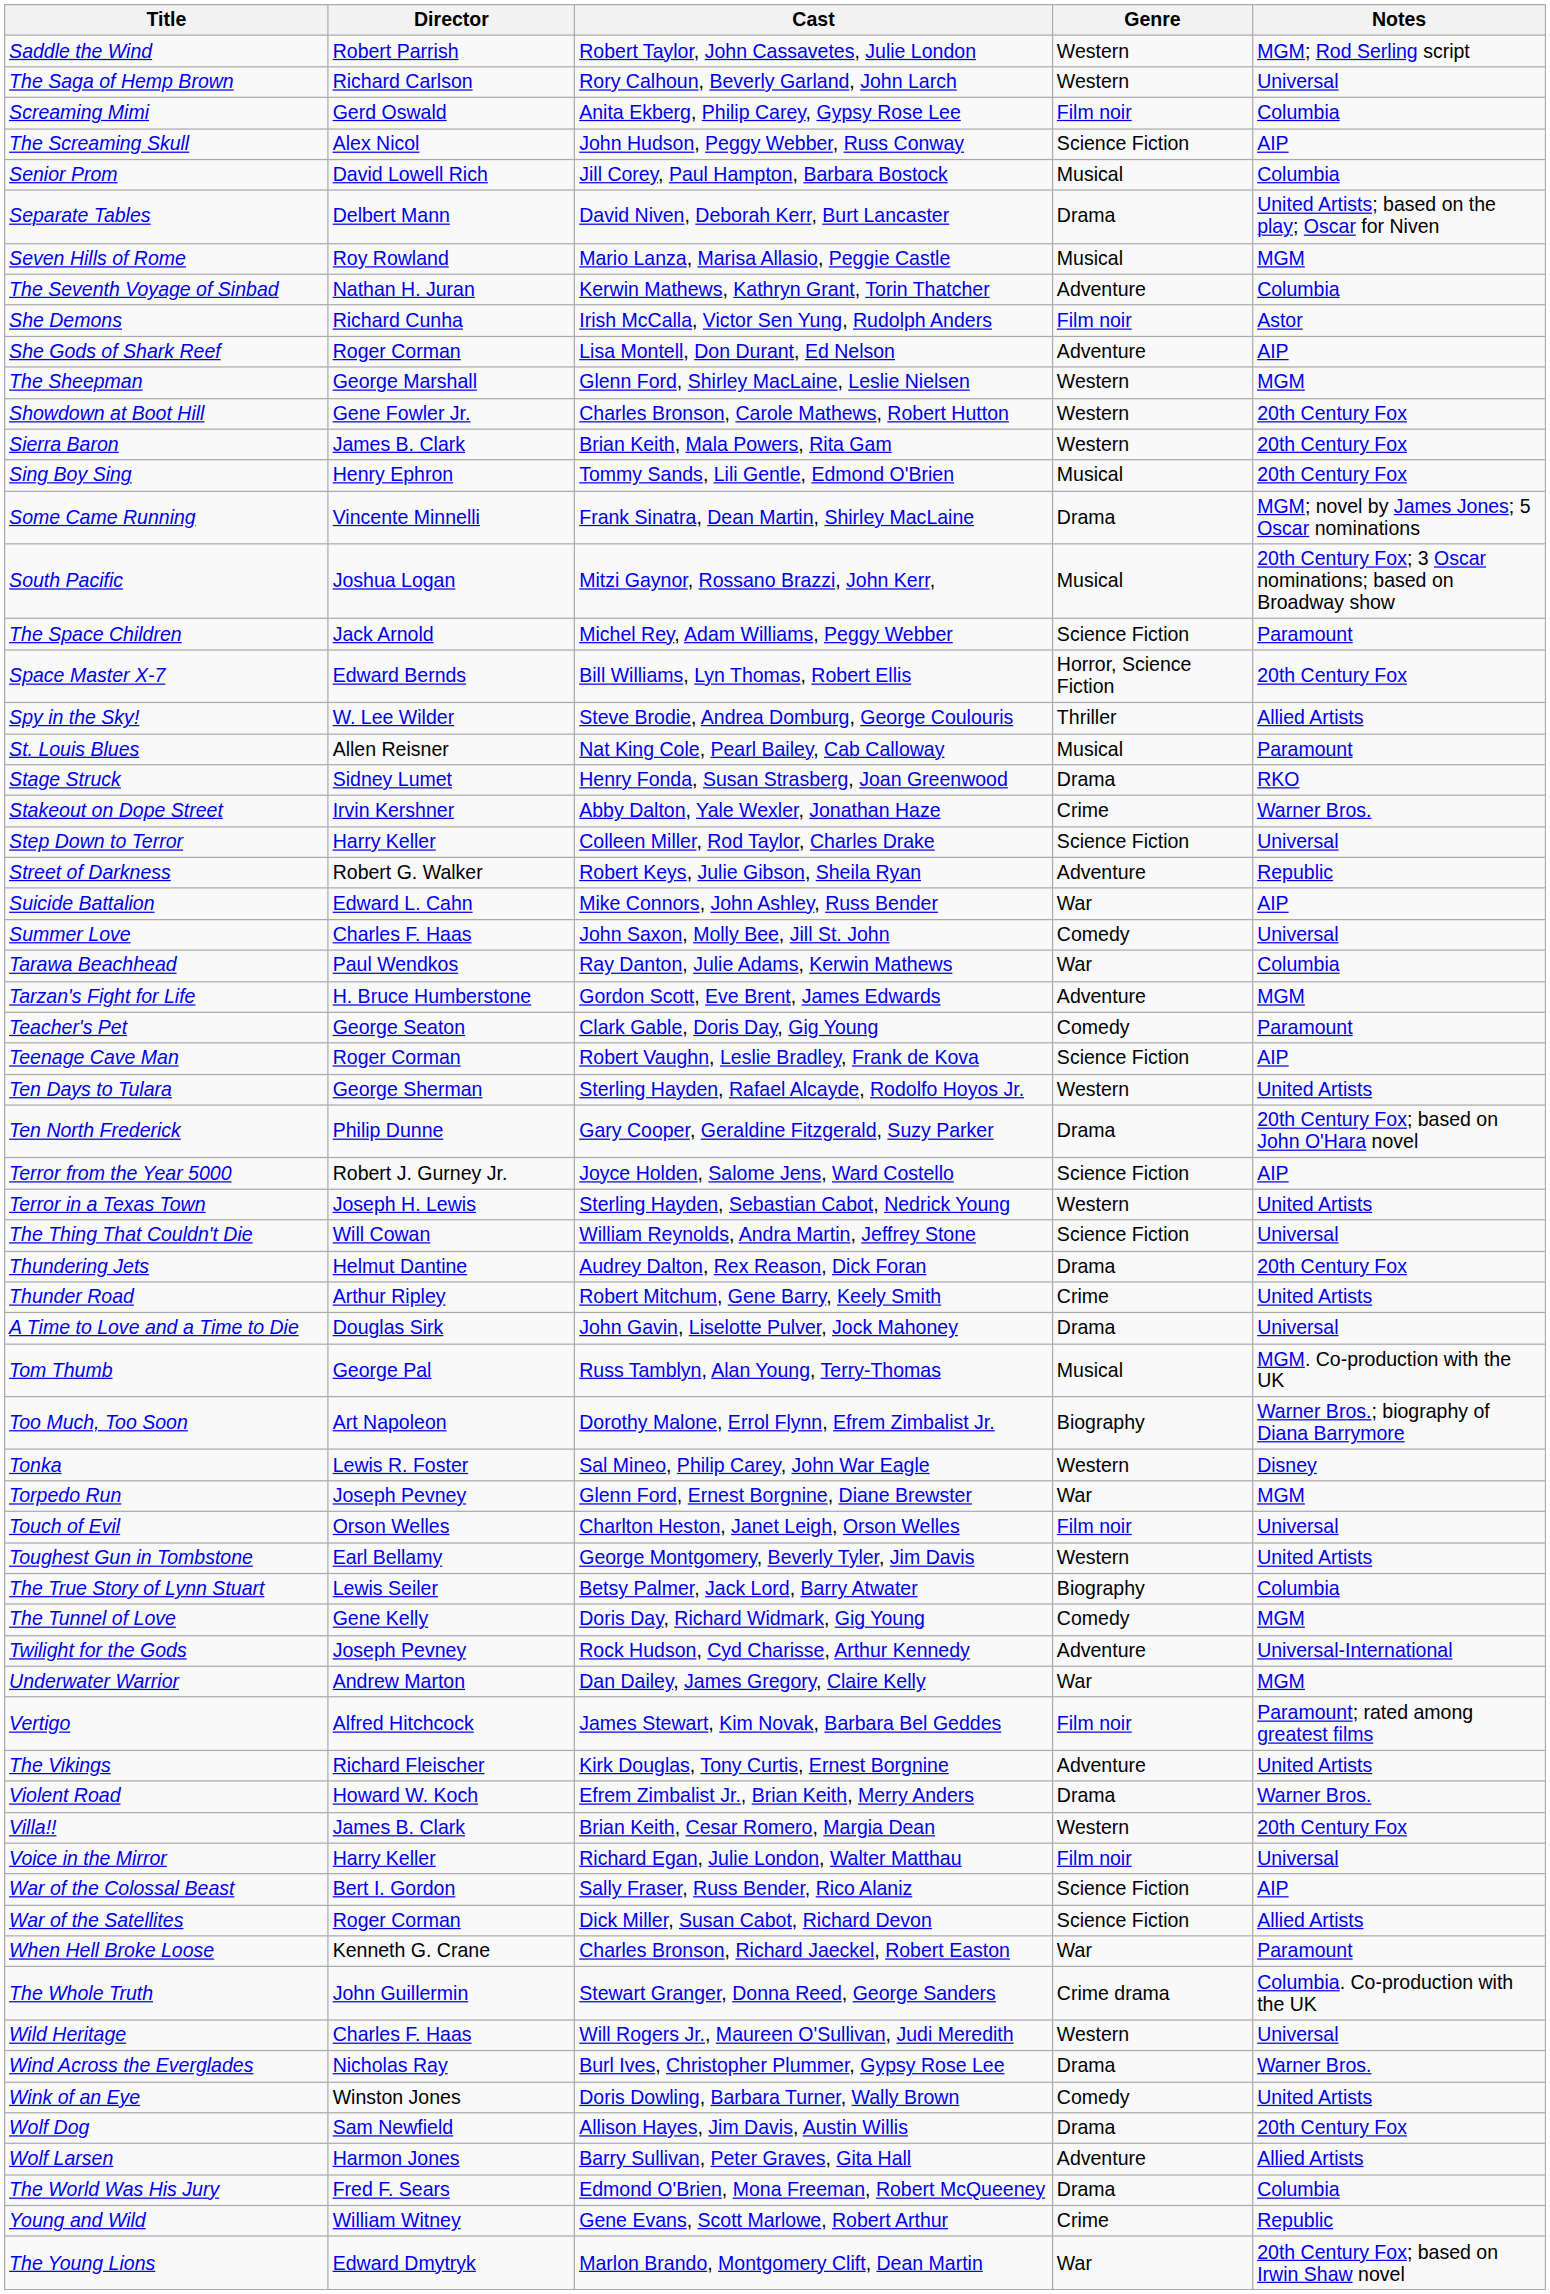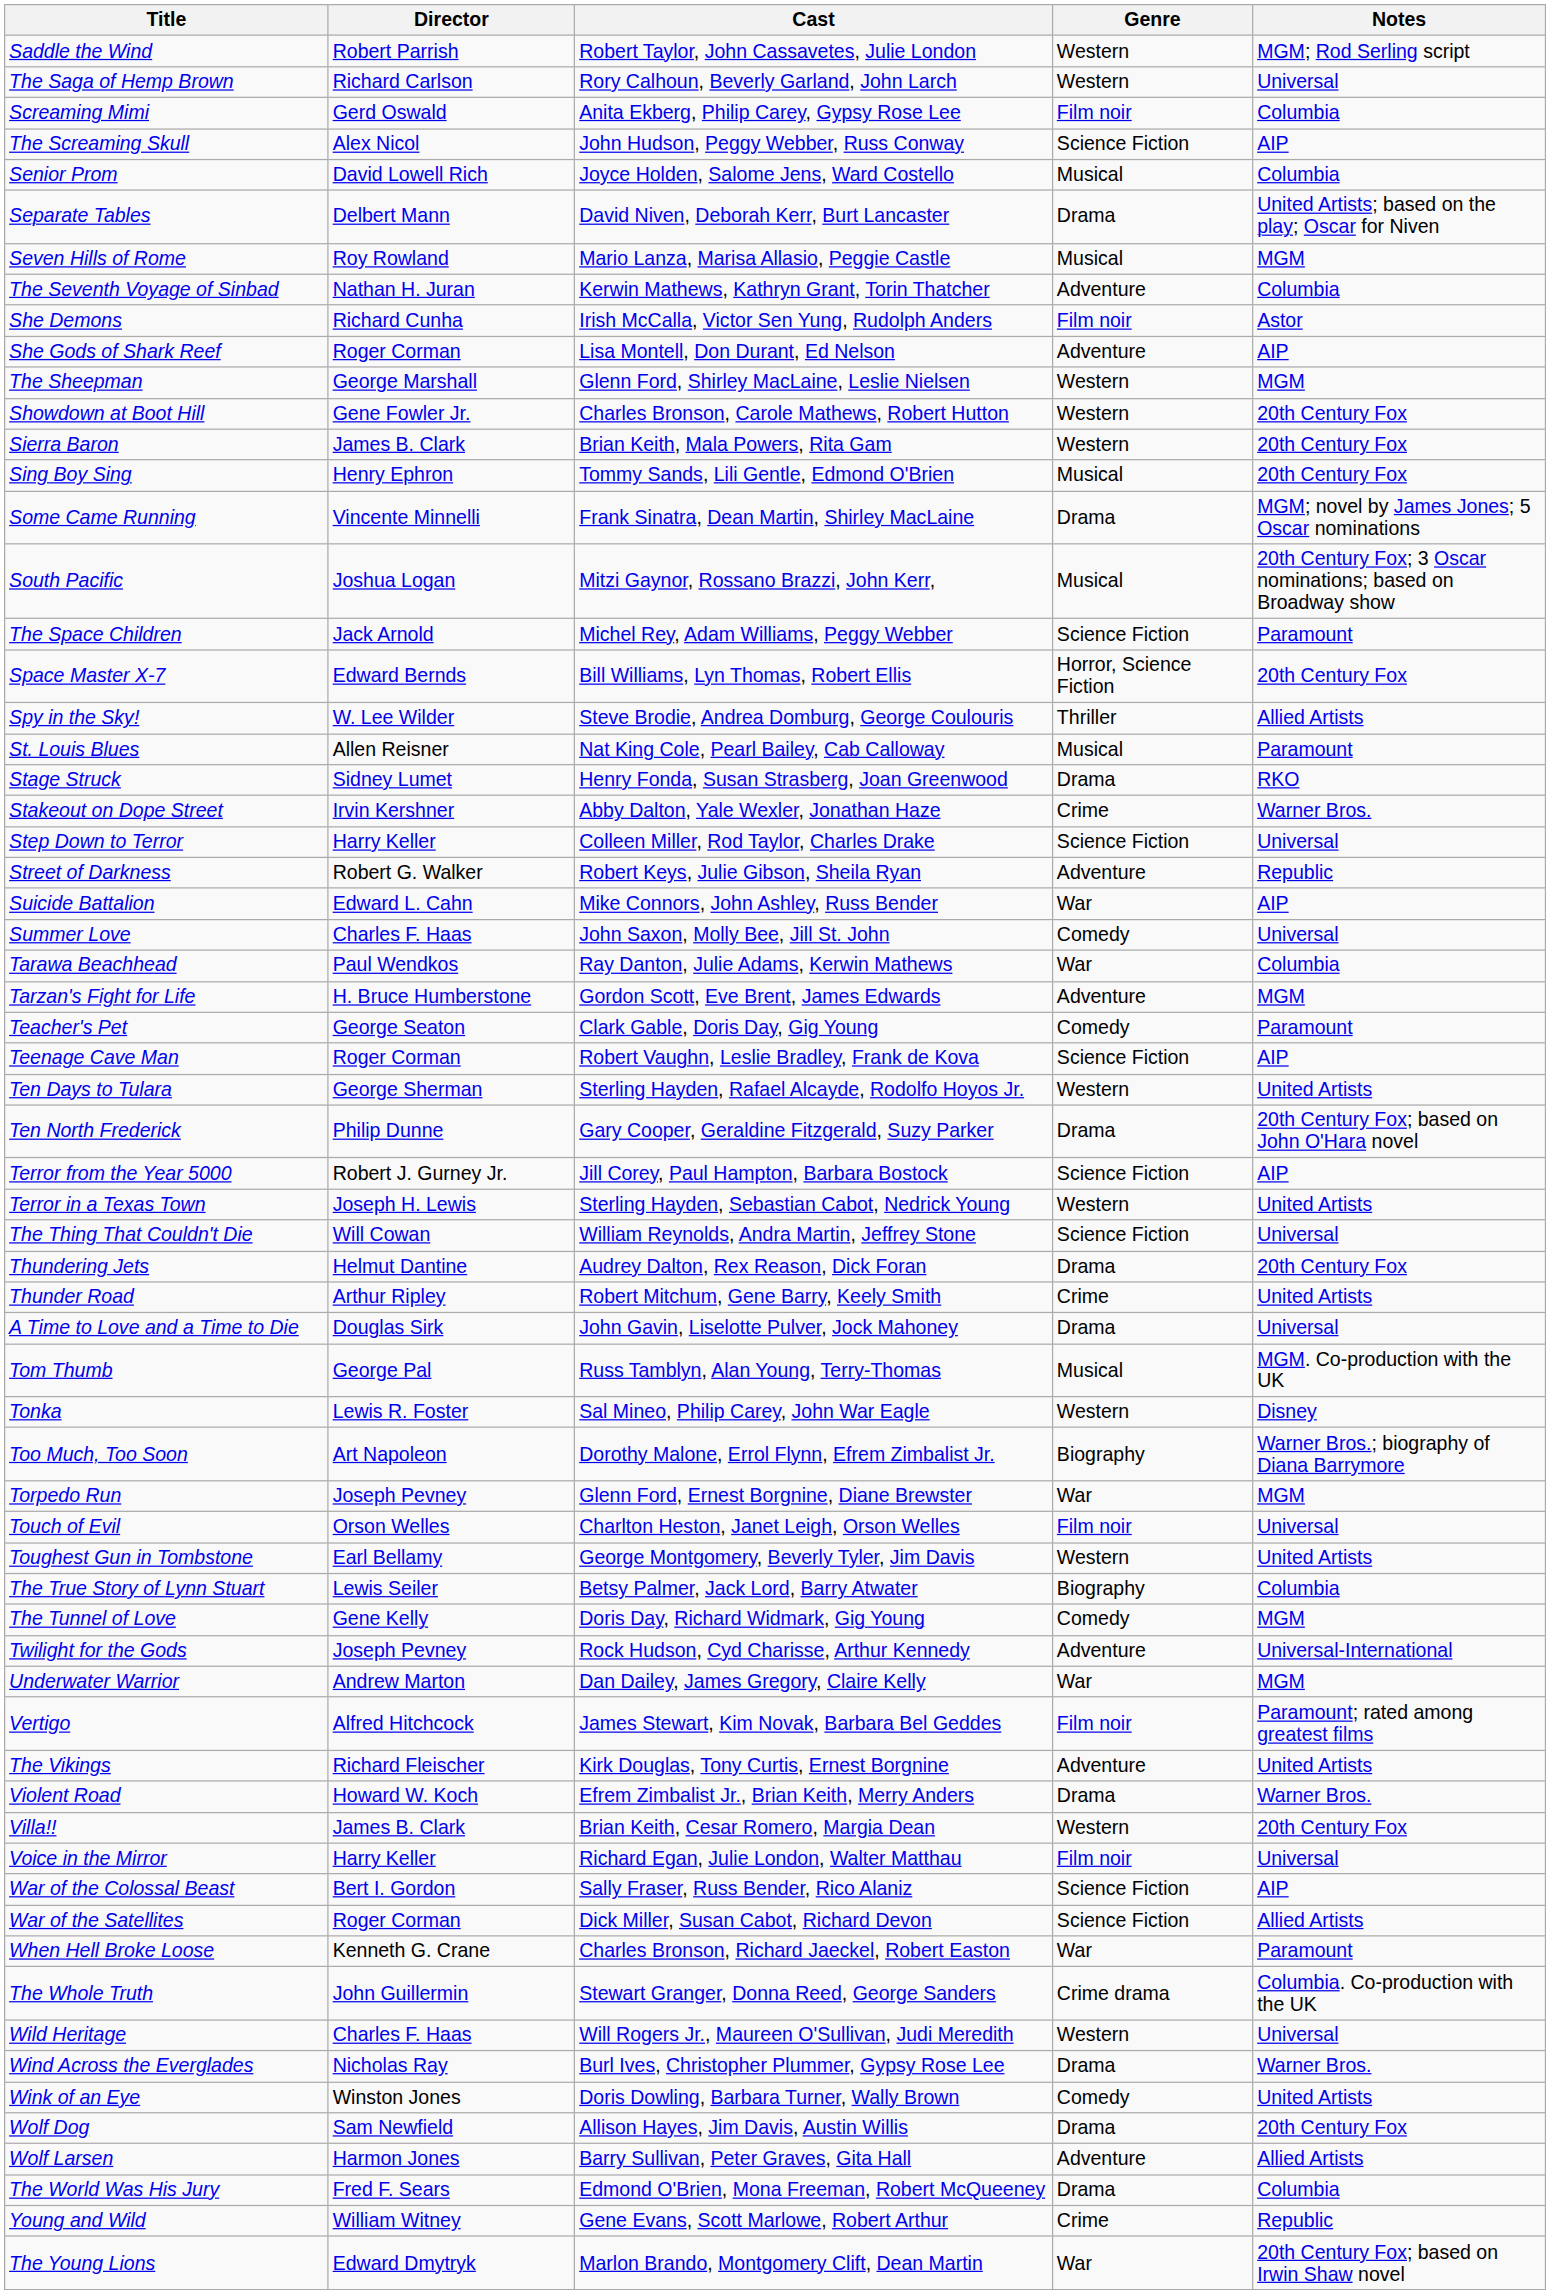(763, 174) Jill Corey, Paul Hampton, Barbara Bostock -> (767, 174) Joyce Holden, Salome Jens, Ward Costello
(767, 1173) Joyce Holden, Salome Jens, Ward Costello -> (763, 1173) Jill Corey, Paul Hampton, Barbara Bostock
rows swapped: (35, 1464) <-> (98, 1422)
